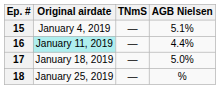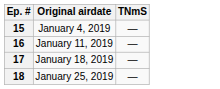- column: (182, 12)
(74, 44) paleturquoise background -> (74, 44) no background
